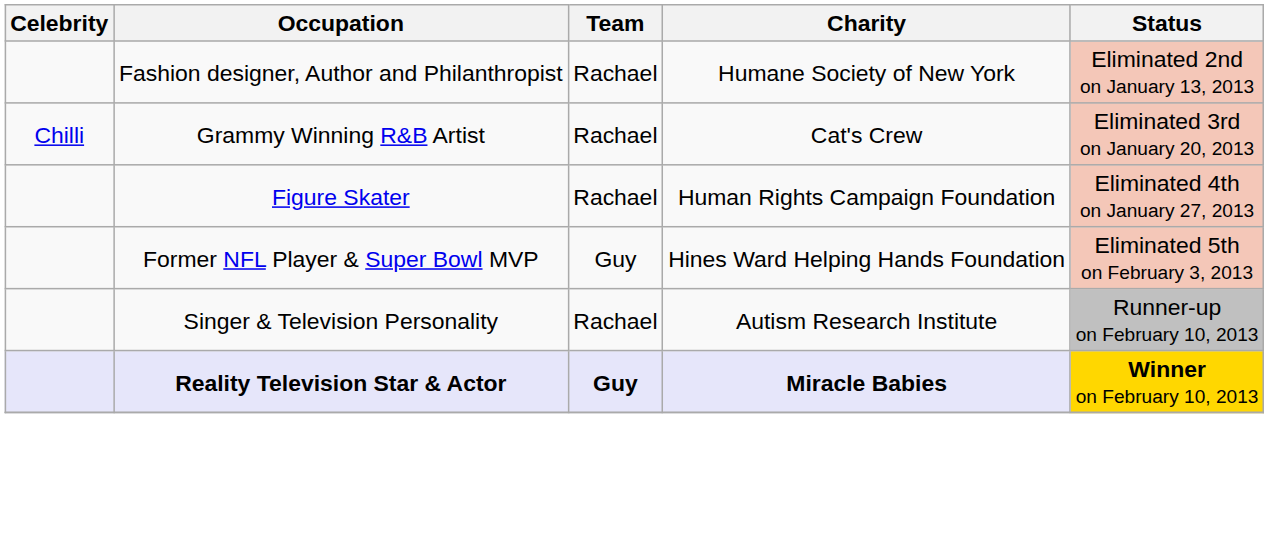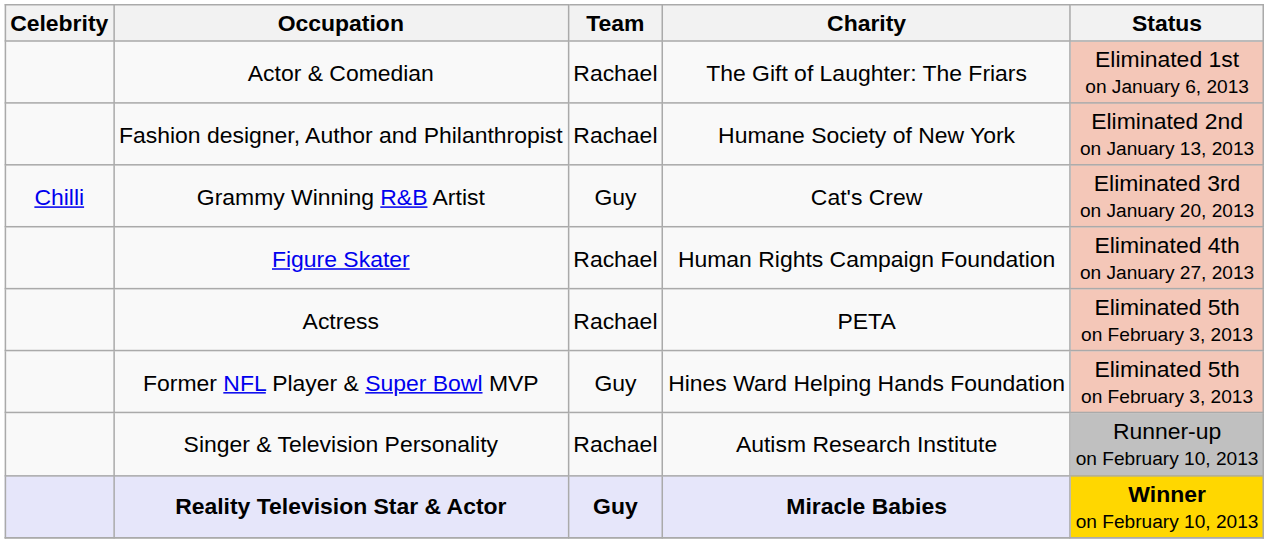+ row: (341, 72)
(615, 134) Rachael -> (615, 196) Guy
+ row: (341, 320)
